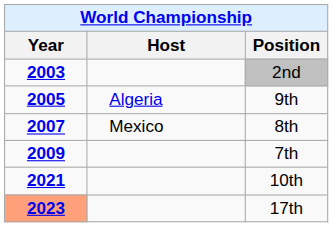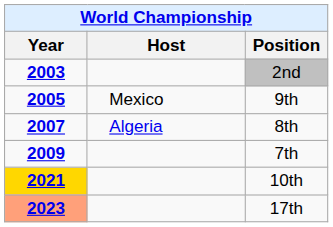(136, 99) Algeria -> (136, 99) Mexico
(136, 126) Mexico -> (136, 126) Algeria
(46, 180) no background -> (46, 180) gold background
